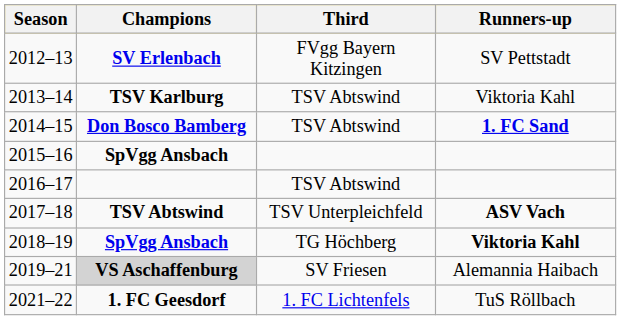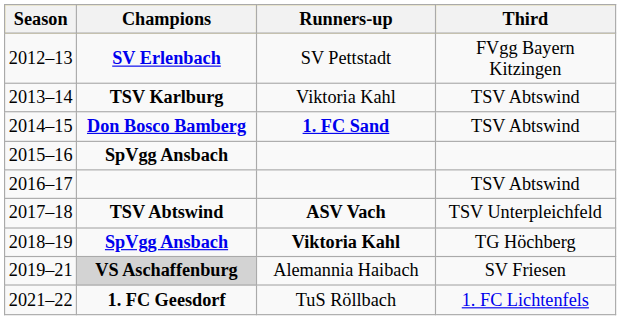columns swapped: (525, 18) <-> (346, 18)
